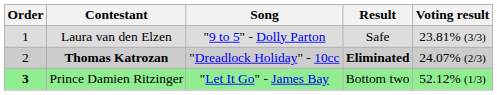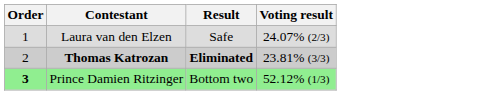- column: (264, 15)
(453, 36) 23.81% (3/3) -> (296, 36) 24.07% (2/3)
(453, 57) 24.07% (2/3) -> (296, 57) 23.81% (3/3)
